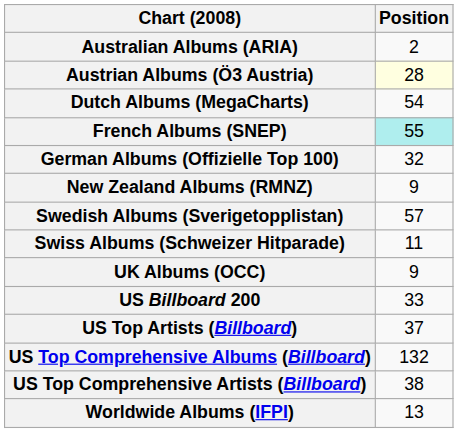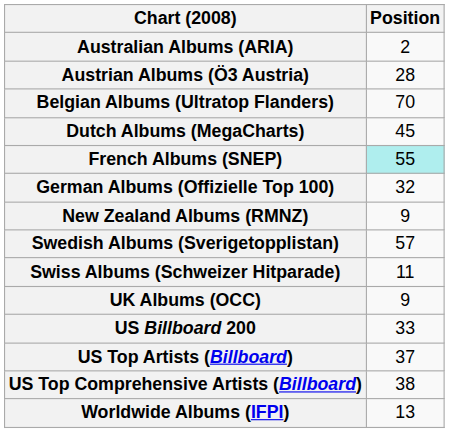(414, 74) lightyellow background -> (405, 74) no background
+ row: (185, 103)
(414, 103) 54 -> (405, 131) 45
- row: (190, 356)
